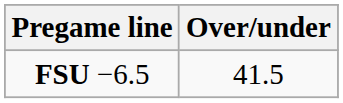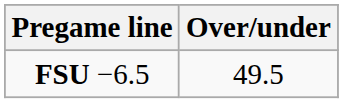(258, 73) 41.5 -> (258, 73) 49.5
